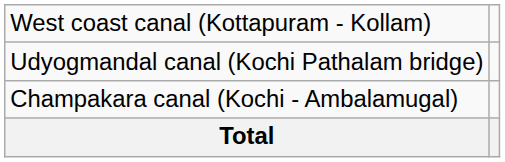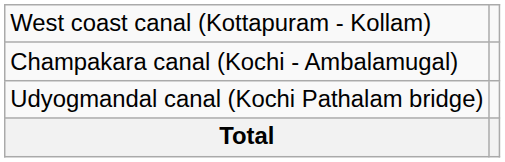rows swapped: (247, 61) <-> (234, 99)
